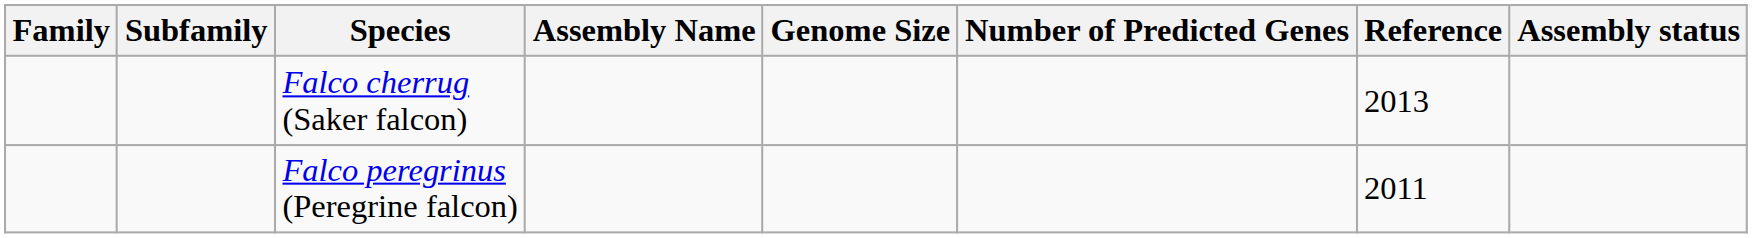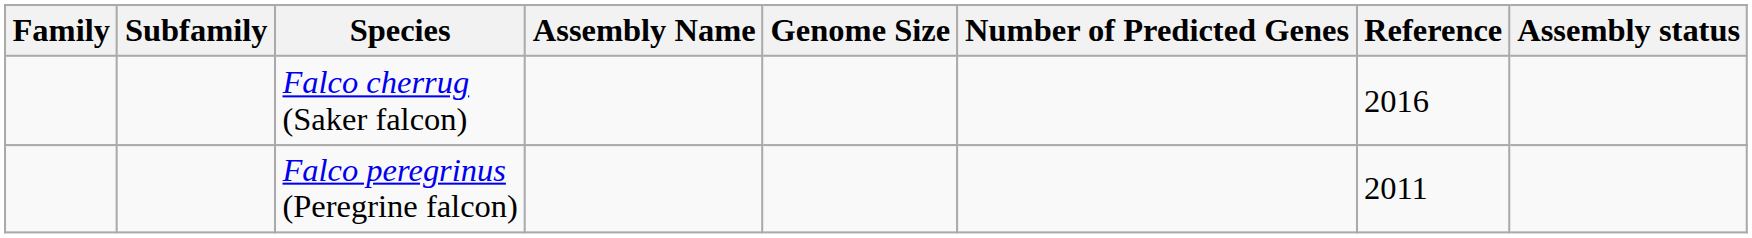(1397, 100) 2013 -> (1397, 100) 2016
